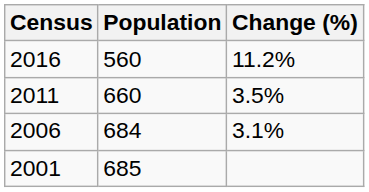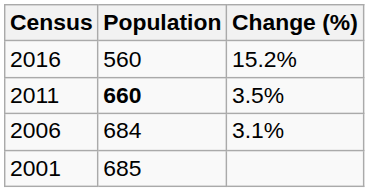(264, 58) 11.2% -> (264, 58) 15.2%
(122, 95) normal -> (122, 95) bold
